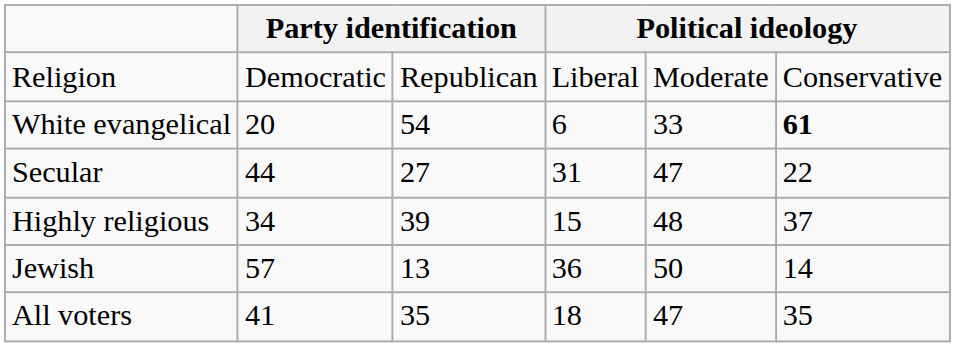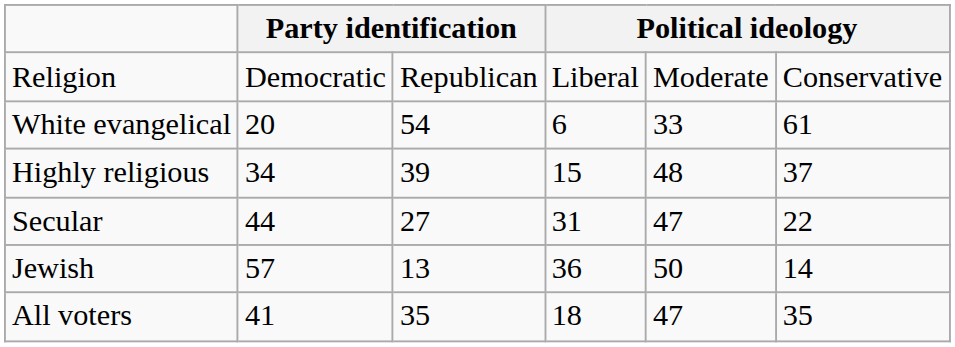(798, 124) bold -> (798, 124) normal
rows swapped: (111, 220) <-> (57, 172)
